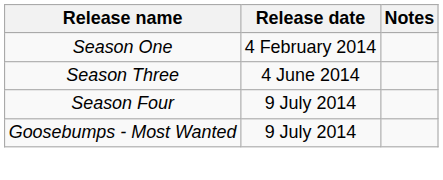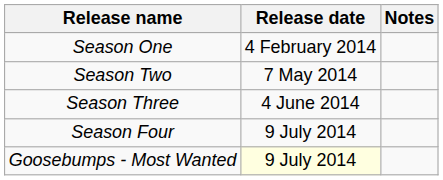+ row: (123, 75)
(310, 132) no background -> (310, 160) lightyellow background
